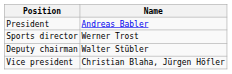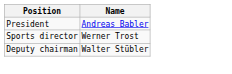- row: (40, 62)
